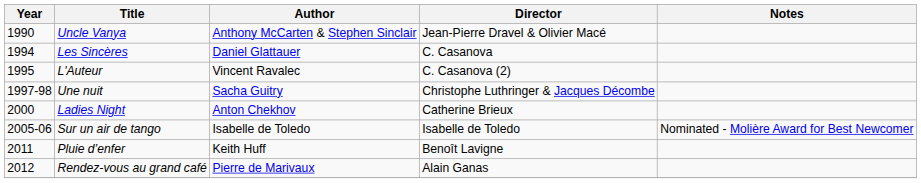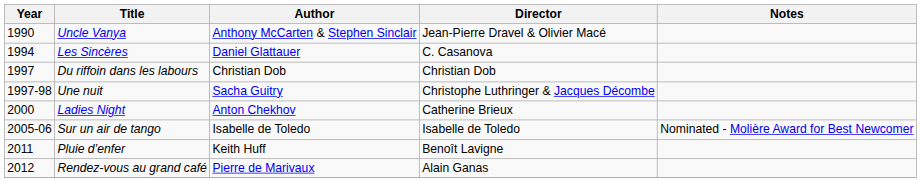- row: (80, 71)
+ row: (128, 71)
